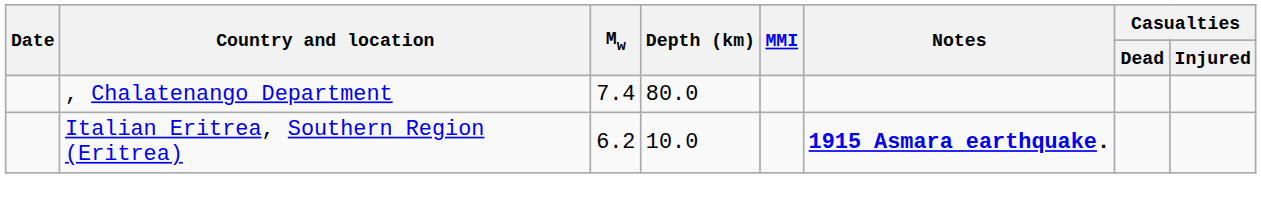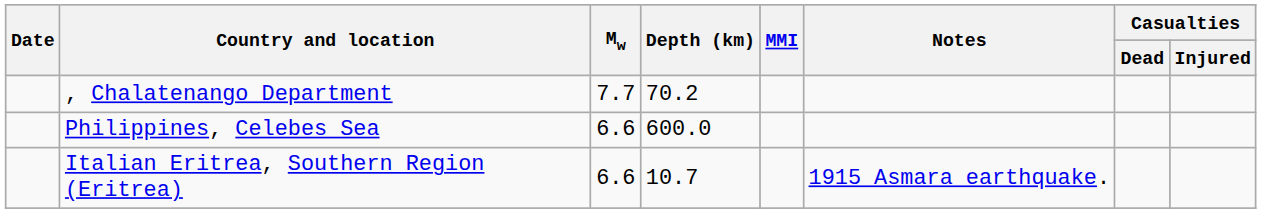(616, 94) 7.4 -> (616, 94) 7.7
(672, 94) 80.0 -> (672, 94) 70.2
+ row: (222, 129)
(616, 142) 6.2 -> (616, 178) 6.6
(672, 142) 10.0 -> (672, 178) 10.7
(959, 142) bold -> (959, 178) normal
